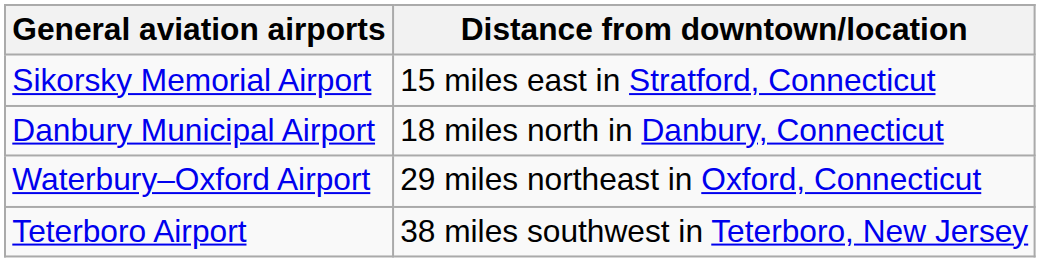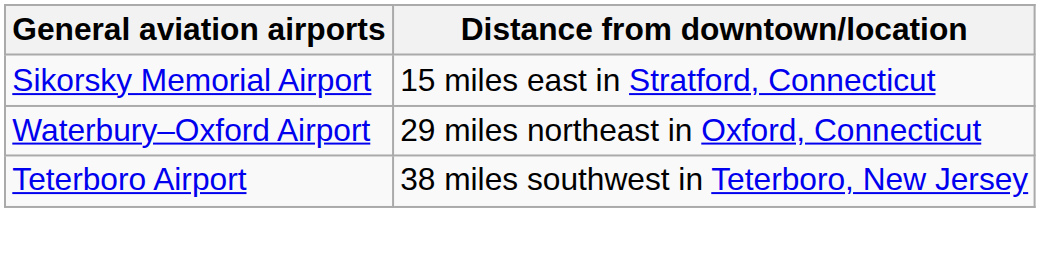- row: (194, 130)
